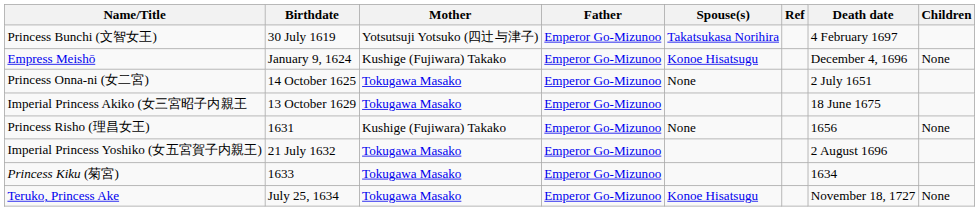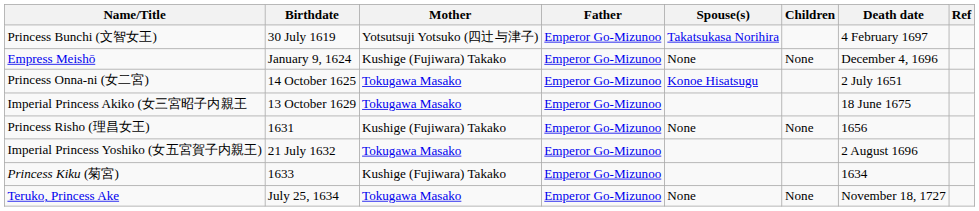columns swapped: (946, 14) <-> (795, 14)
(713, 58) Konoe Hisatsugu -> (682, 58) None
(682, 81) None -> (713, 81) Konoe Hisatsugu
(412, 174) Tokugawa Masako -> (434, 174) Kushige (Fujiwara) Takako
(713, 196) Konoe Hisatsugu -> (682, 196) None
